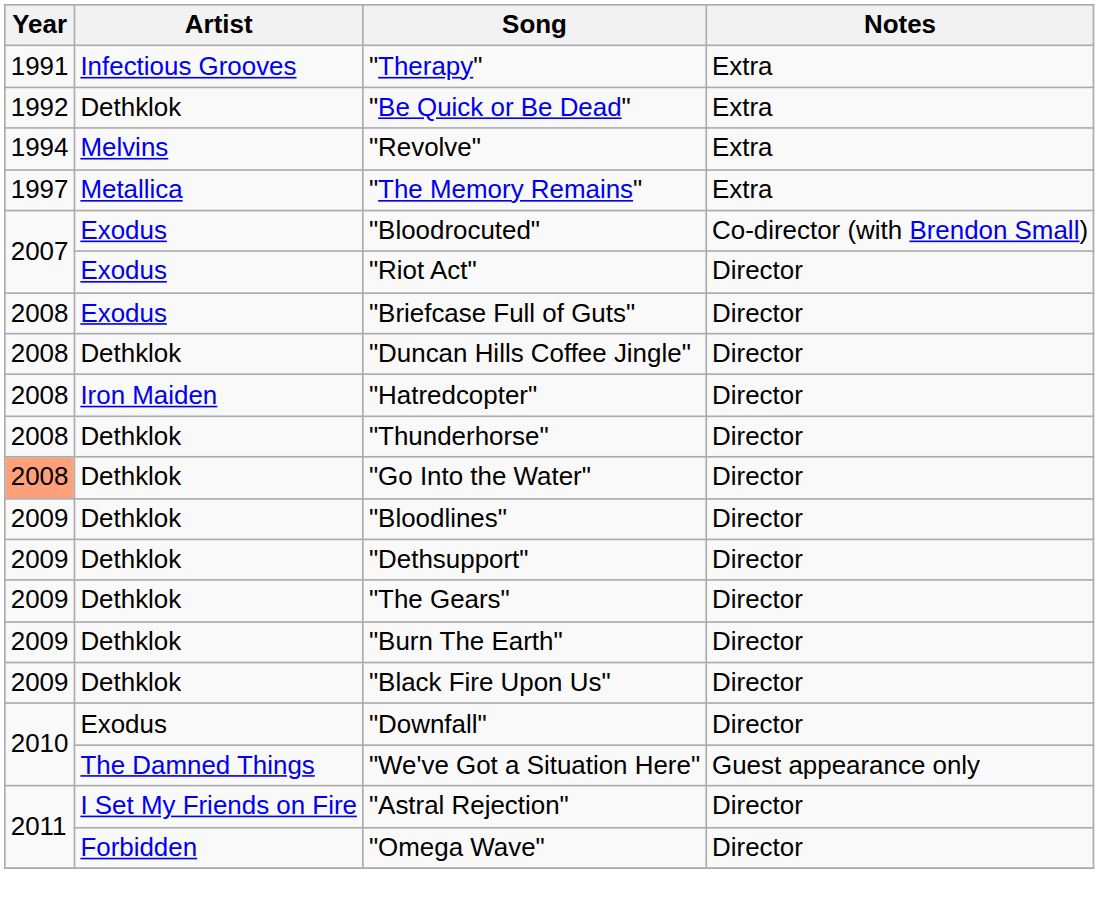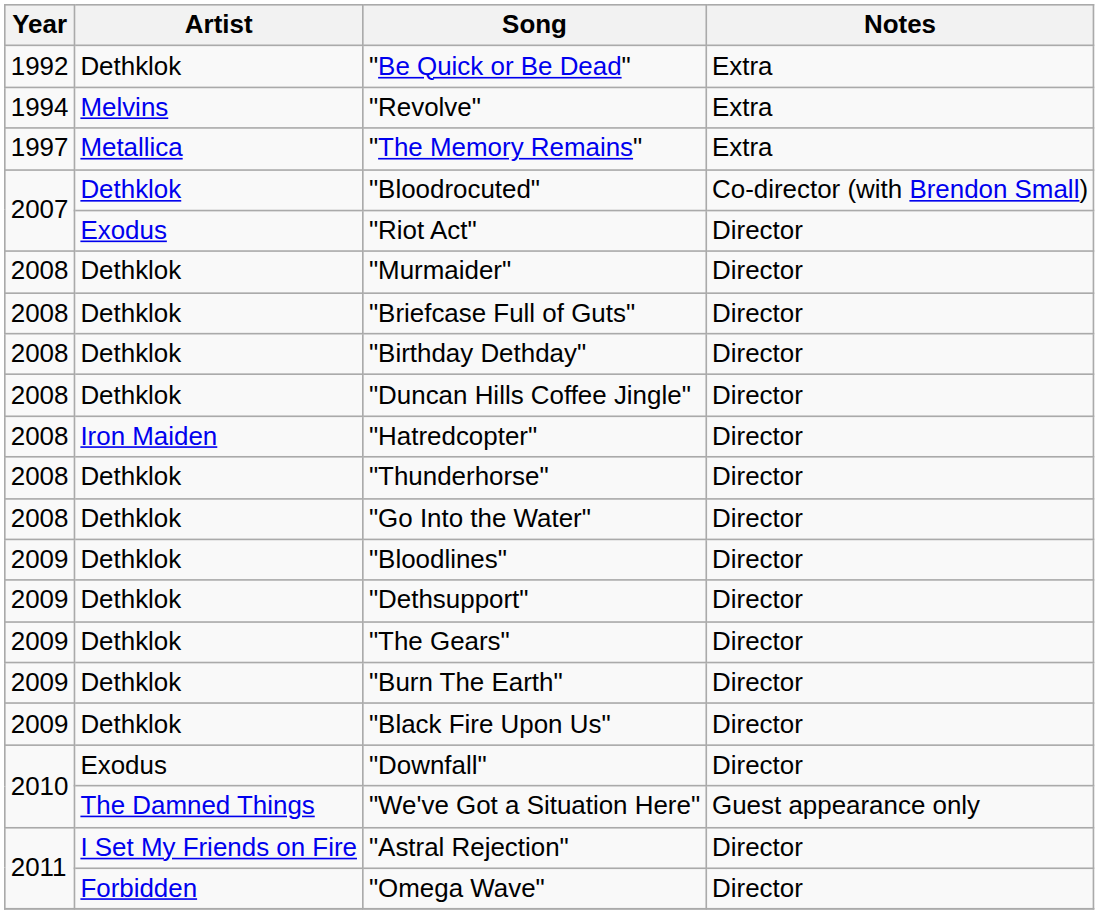- row: (426, 66)
(124, 230) Exodus -> (131, 189) Dethklok
+ row: (440, 271)
(124, 312) Exodus -> (131, 312) Dethklok
+ row: (478, 353)
(40, 477) lightsalmon background -> (40, 518) no background
